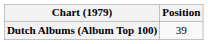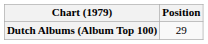(181, 30) 39 -> (181, 30) 29
